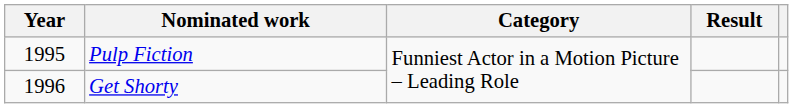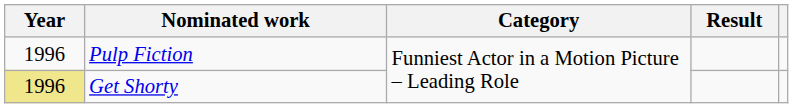(44, 53) 1995 -> (44, 53) 1996
(44, 86) no background -> (44, 86) khaki background
